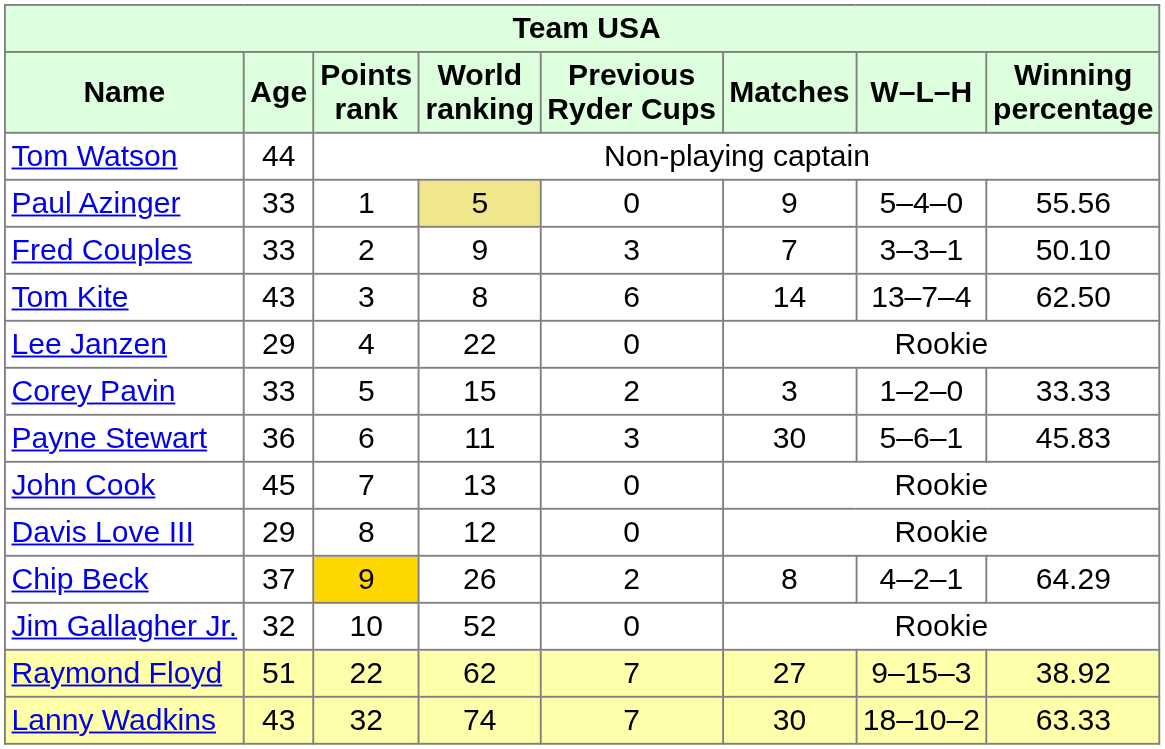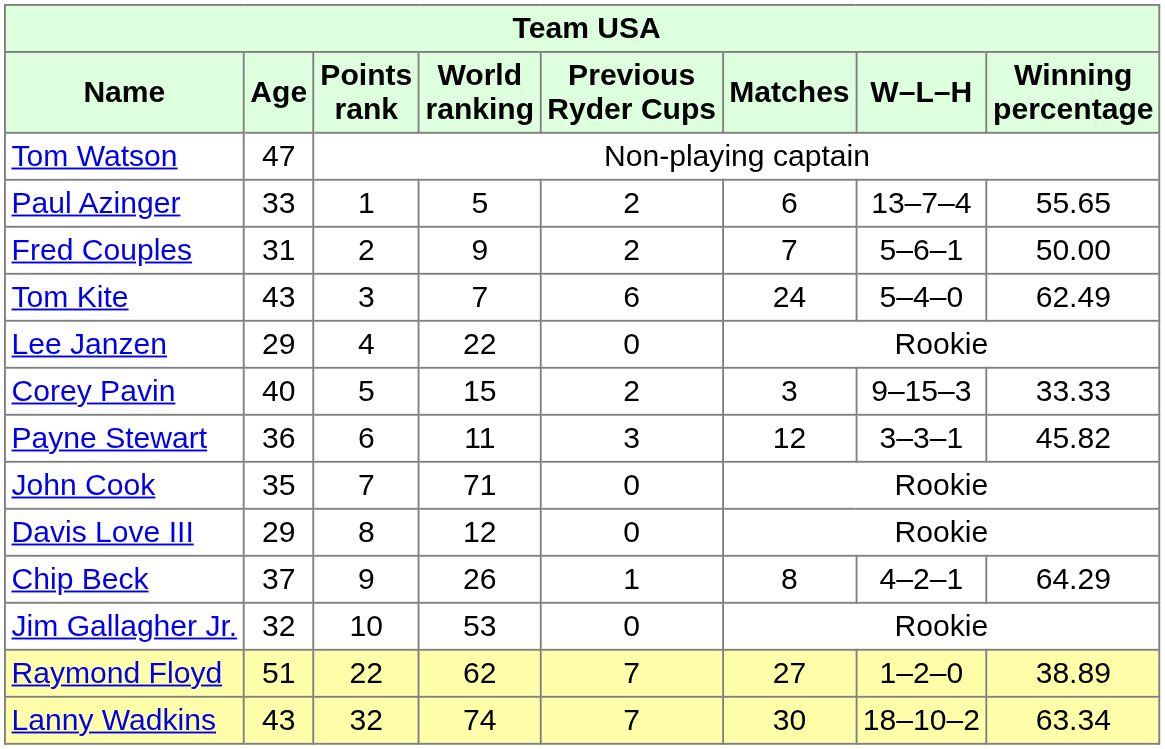(279, 155) 44 -> (279, 155) 47
(480, 202) khaki background -> (480, 202) no background
(632, 202) 0 -> (632, 202) 2
(789, 202) 9 -> (789, 202) 6
(921, 202) 5–4–0 -> (921, 202) 13–7–4
(1073, 202) 55.56 -> (1073, 202) 55.65
(279, 249) 33 -> (279, 249) 31
(632, 249) 3 -> (632, 249) 2
(921, 249) 3–3–1 -> (921, 249) 5–6–1
(1073, 249) 50.10 -> (1073, 249) 50.00
(480, 296) 8 -> (480, 296) 7
(789, 296) 14 -> (789, 296) 24
(921, 296) 13–7–4 -> (921, 296) 5–4–0
(1073, 296) 62.50 -> (1073, 296) 62.49
(279, 390) 33 -> (279, 390) 40
(921, 390) 1–2–0 -> (921, 390) 9–15–3
(789, 437) 30 -> (789, 437) 12
(921, 437) 5–6–1 -> (921, 437) 3–3–1
(1073, 437) 45.83 -> (1073, 437) 45.82
(279, 484) 45 -> (279, 484) 35
(480, 484) 13 -> (480, 484) 71
(366, 578) gold background -> (366, 578) no background
(632, 578) 2 -> (632, 578) 1
(480, 625) 52 -> (480, 625) 53
(921, 672) 9–15–3 -> (921, 672) 1–2–0
(1073, 672) 38.92 -> (1073, 672) 38.89
(1073, 719) 63.33 -> (1073, 719) 63.34
